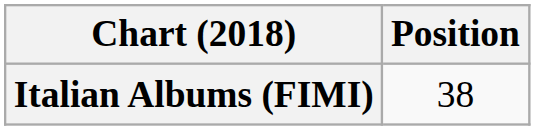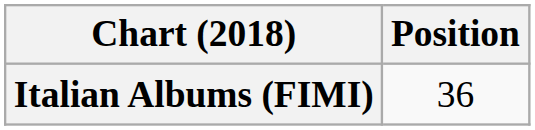(455, 93) 38 -> (455, 93) 36
